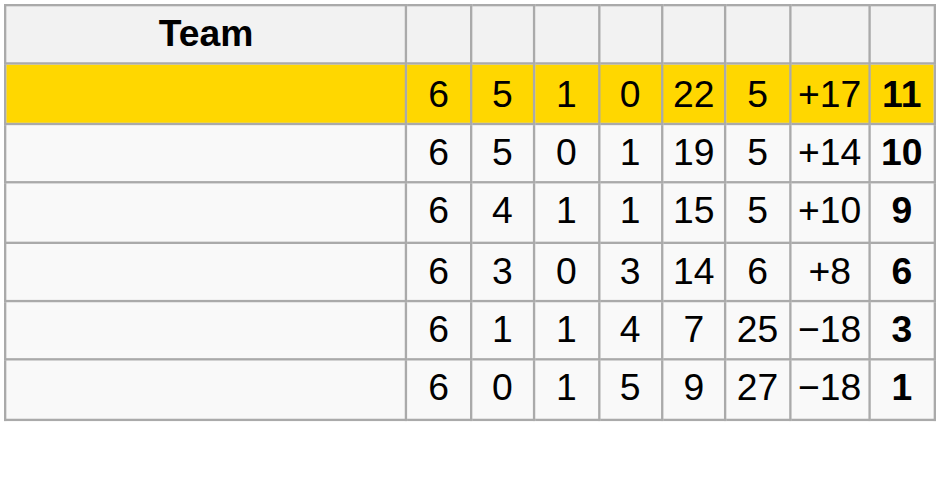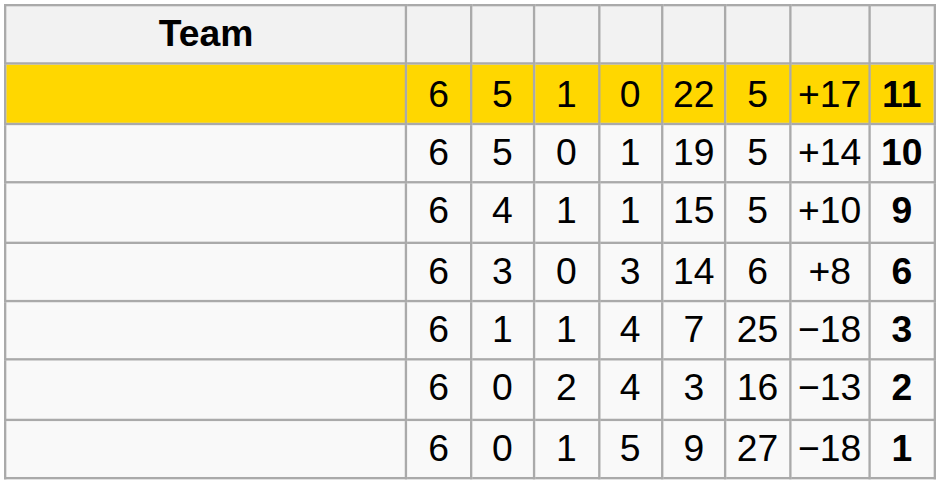+ row: (502, 388)
